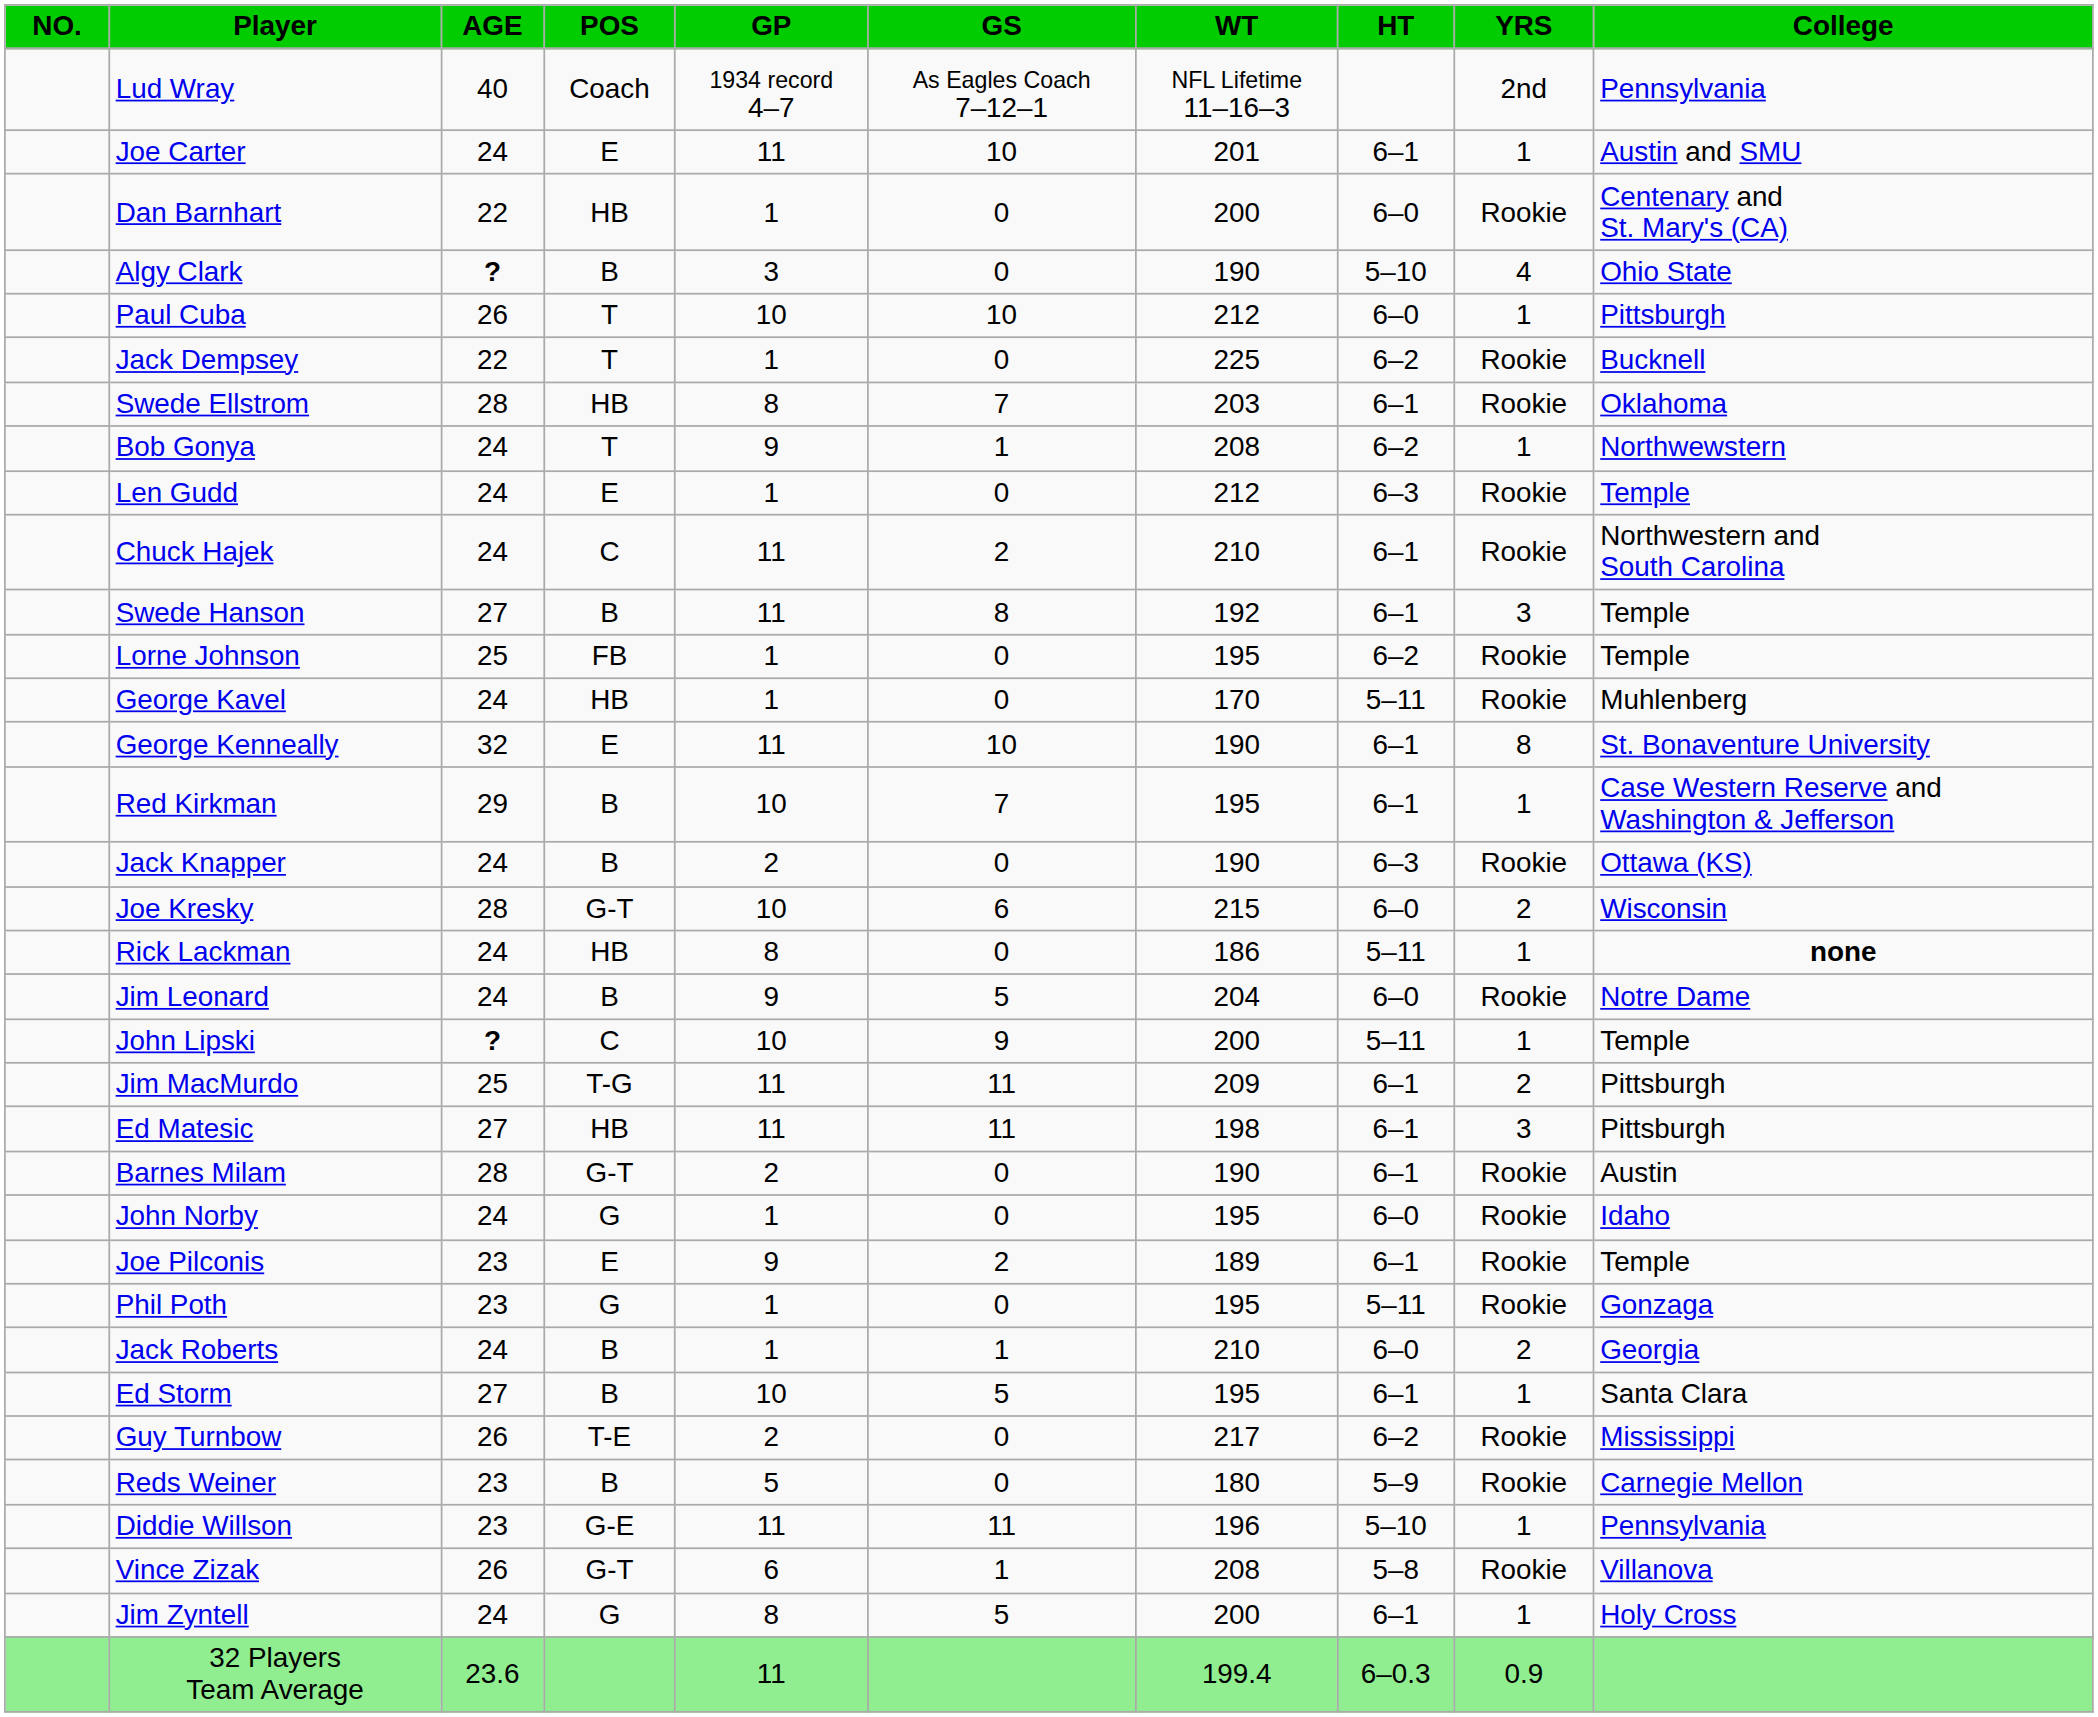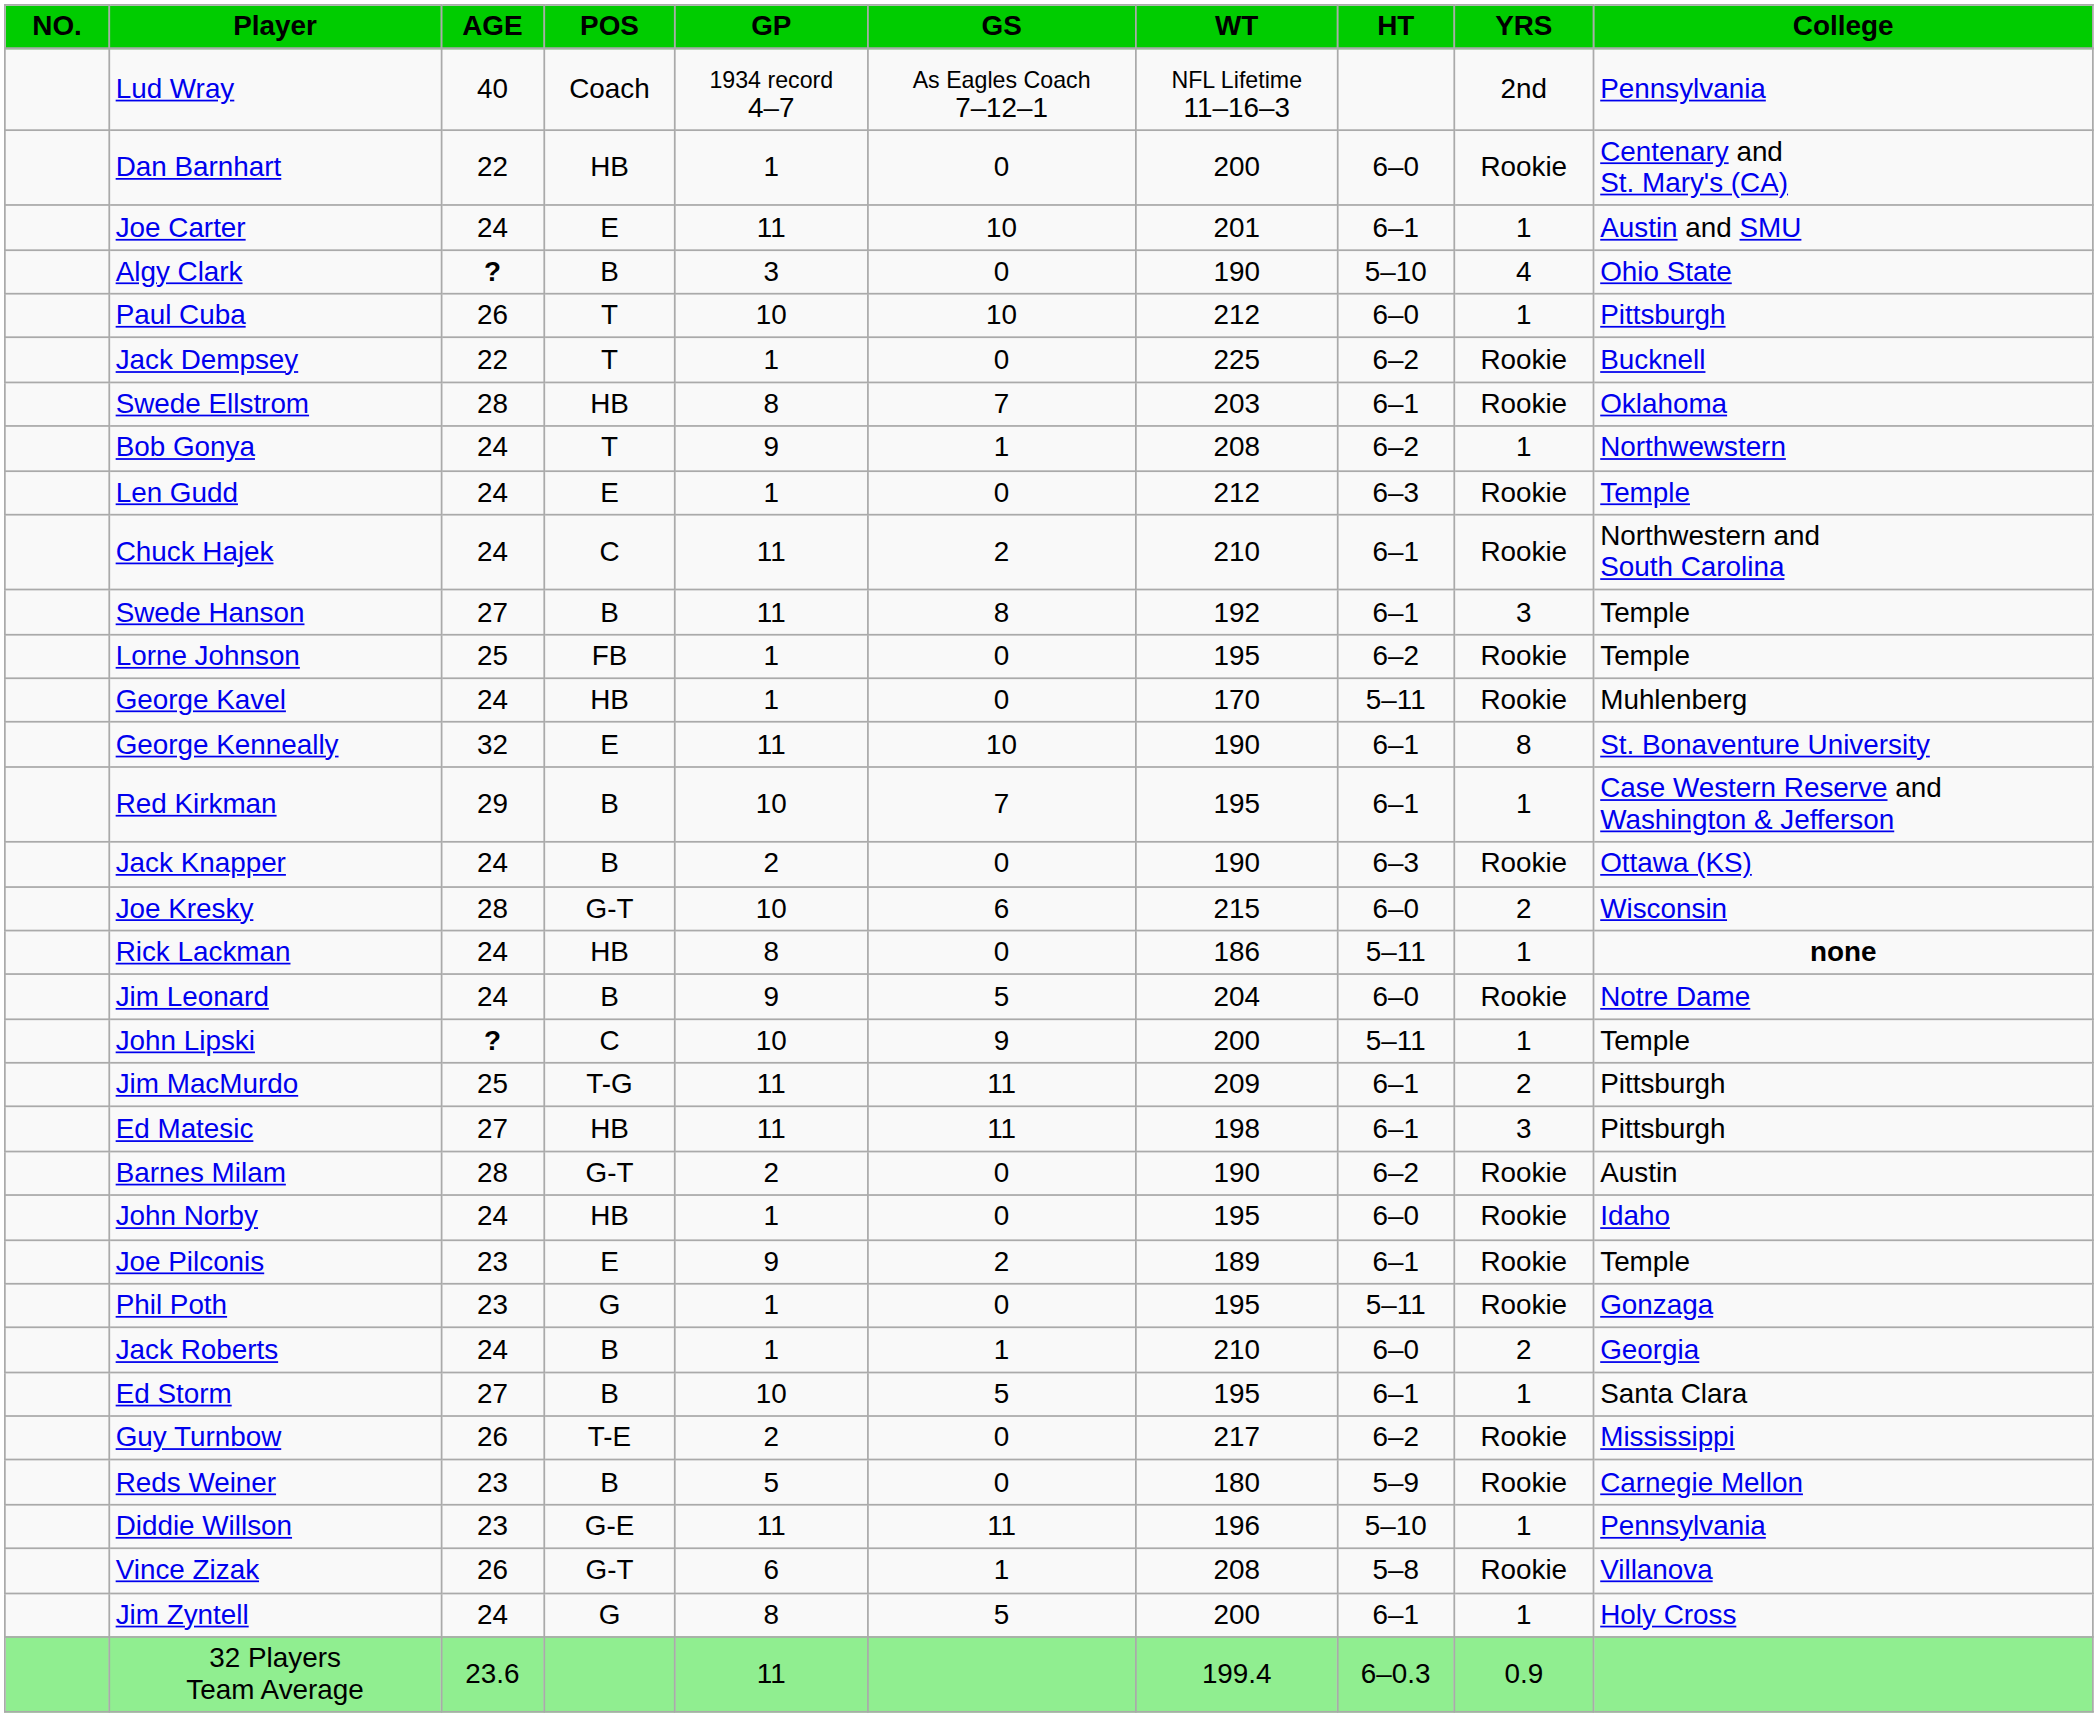rows swapped: (198, 211) <-> (181, 151)
(1396, 1172) 6–1 -> (1396, 1172) 6–2
(610, 1217) G -> (610, 1217) HB
